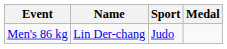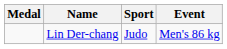columns swapped: (203, 14) <-> (37, 14)
